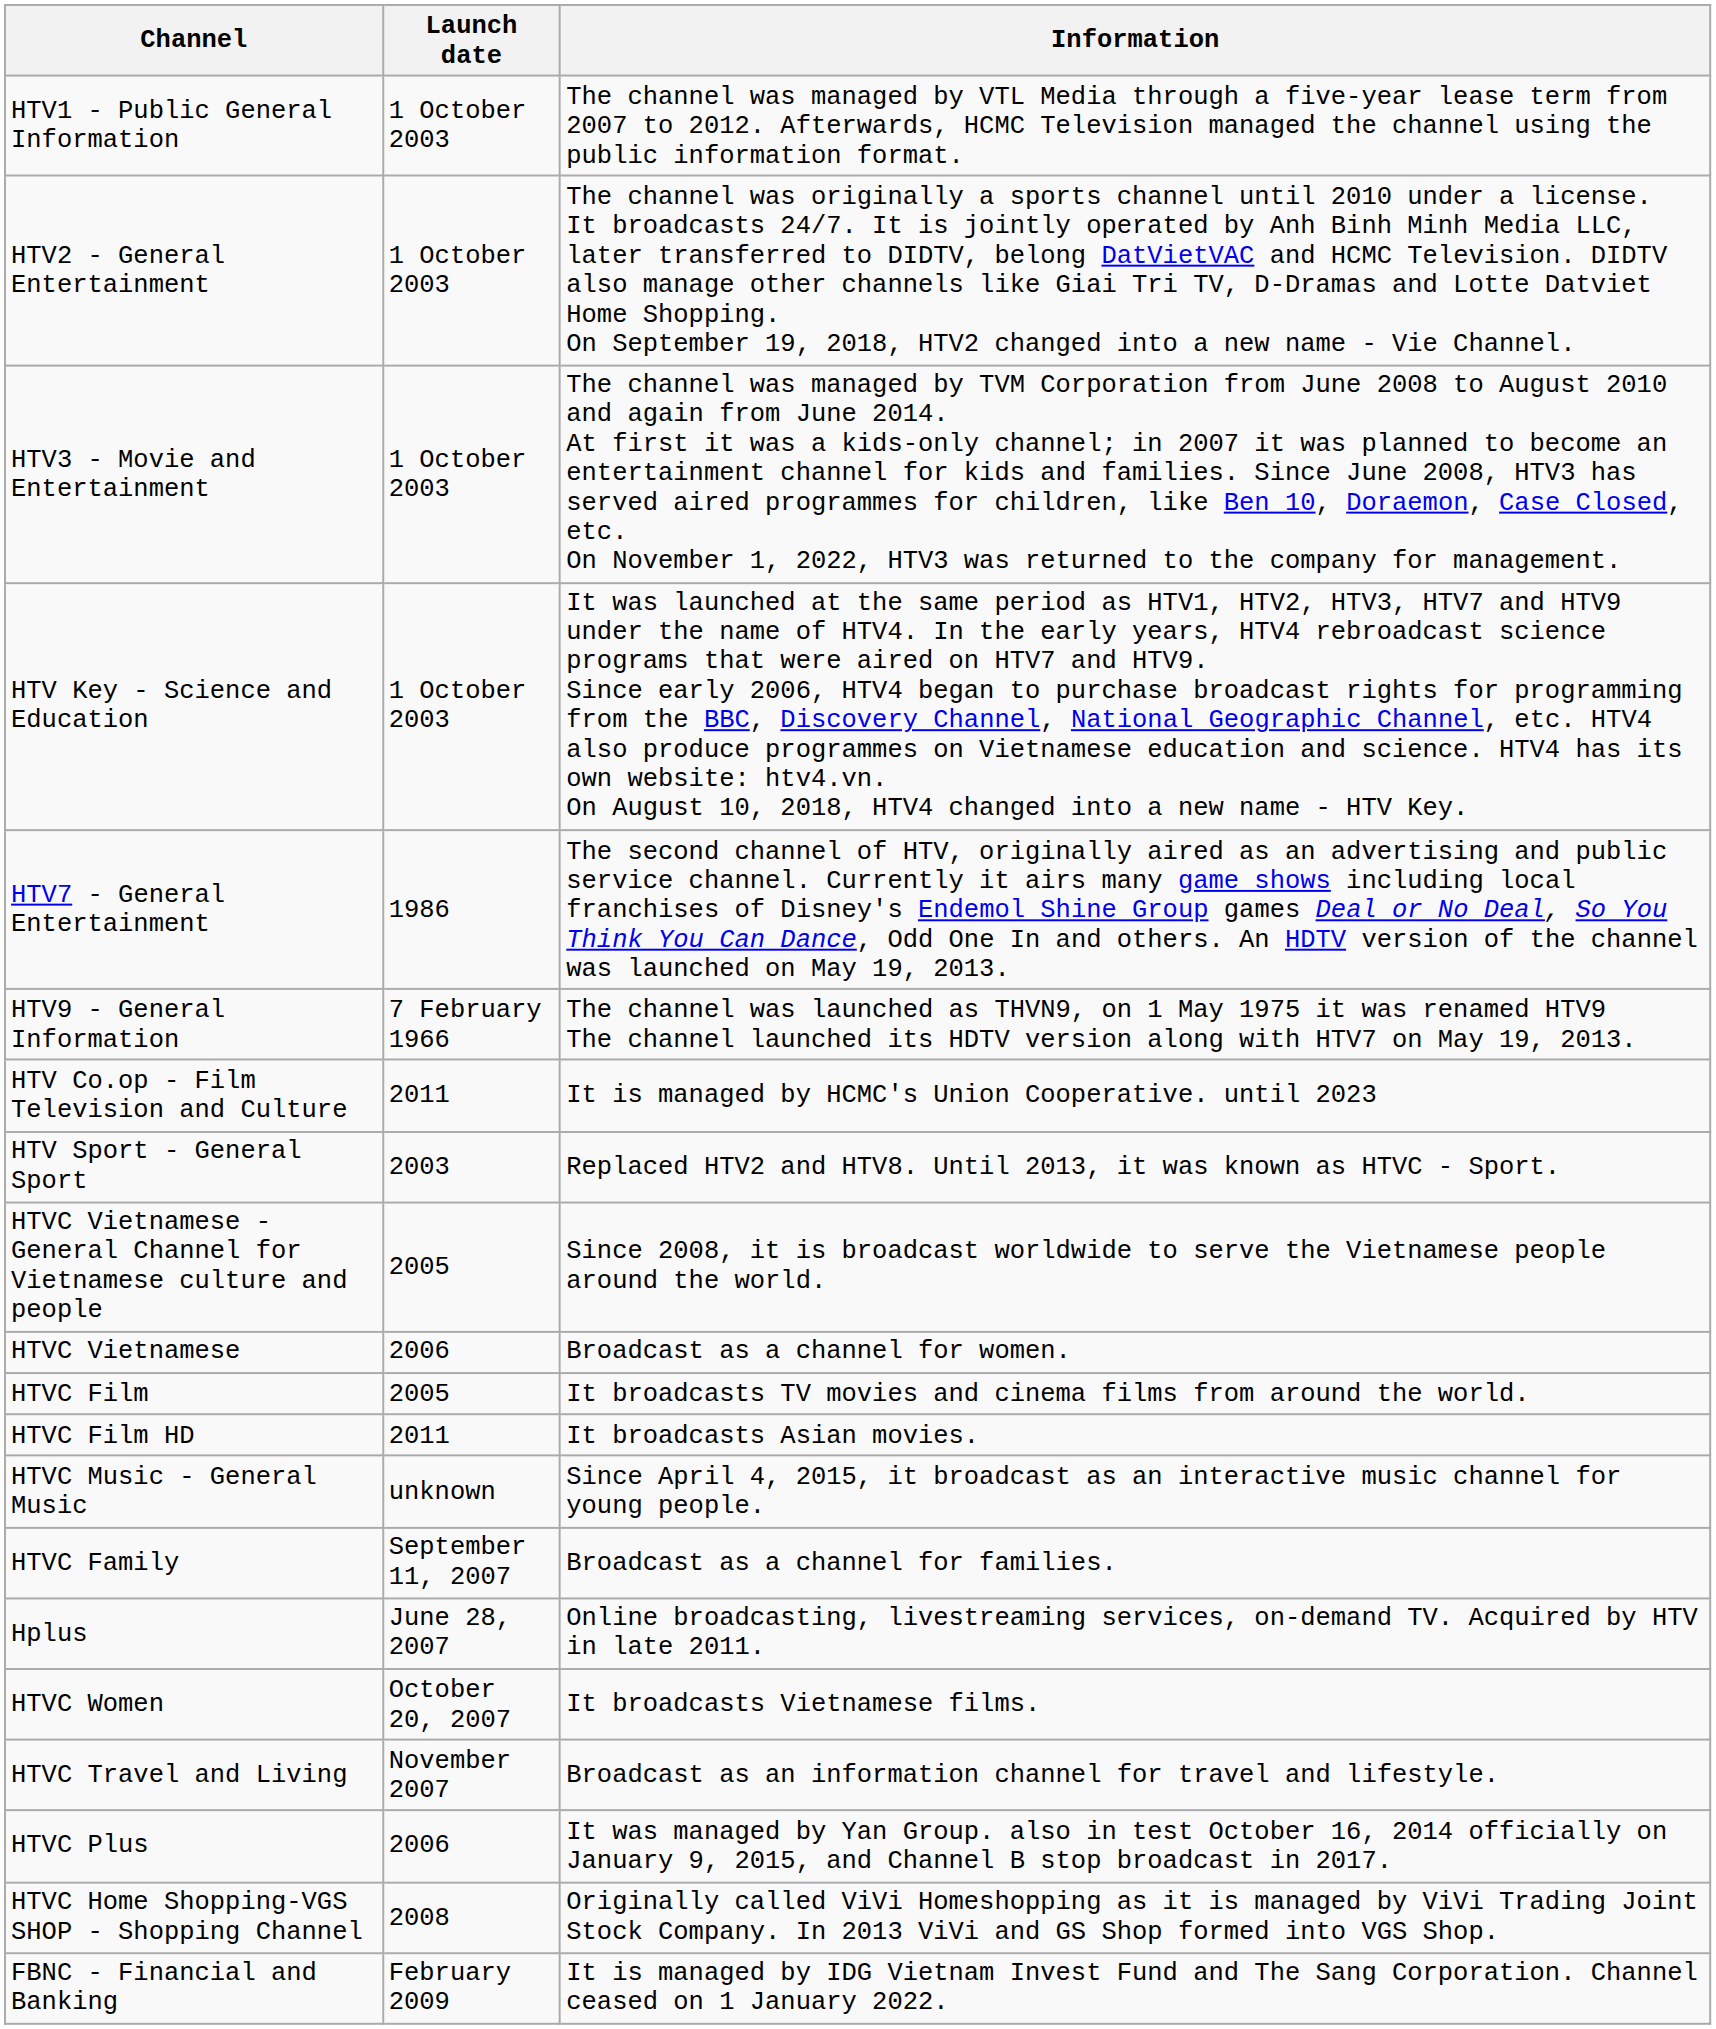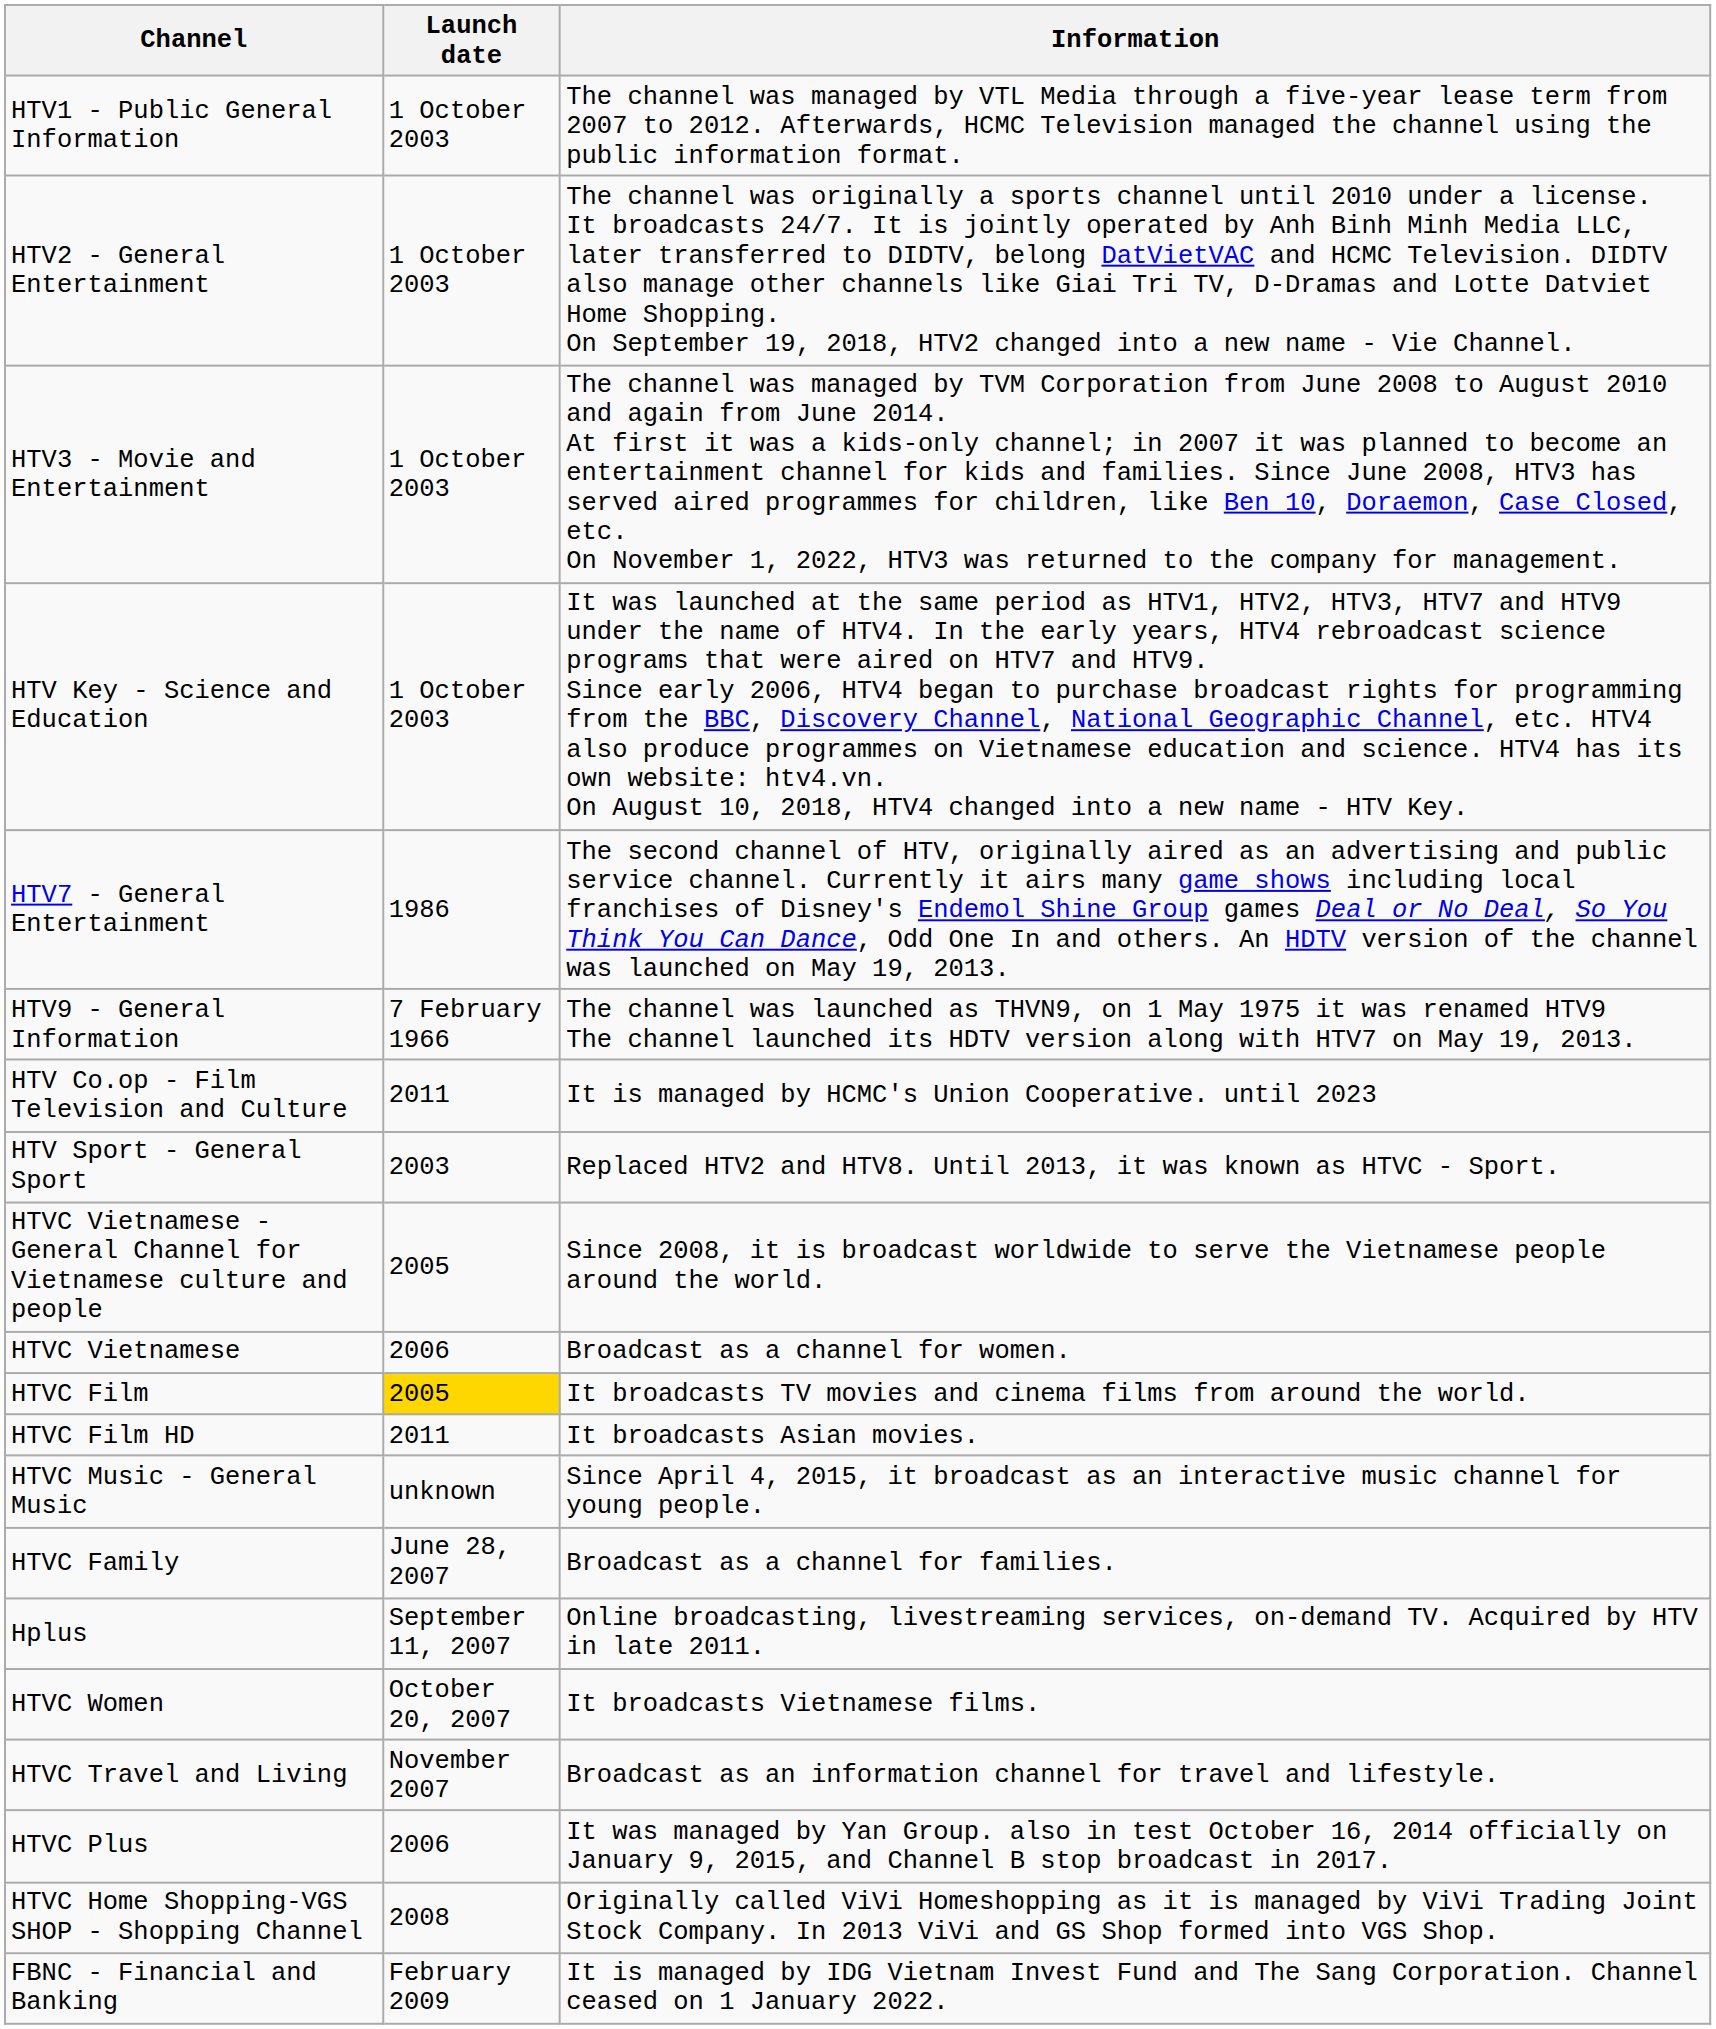(419, 1394) no background -> (419, 1394) gold background
(458, 1563) September 11, 2007 -> (450, 1563) June 28, 2007
(450, 1634) June 28, 2007 -> (458, 1634) September 11, 2007
